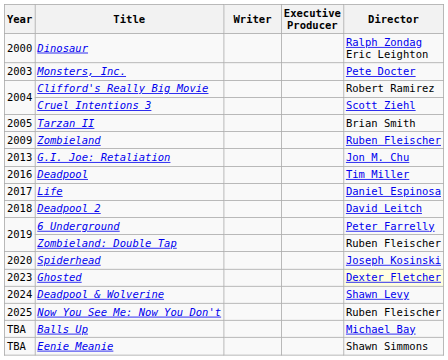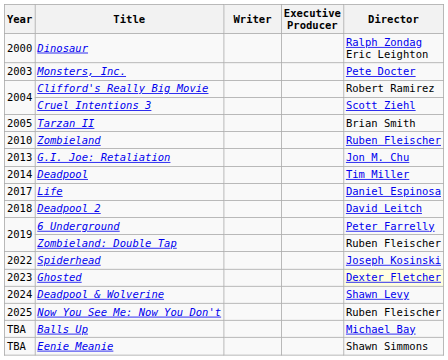(20, 140) 2009 -> (20, 140) 2010
(20, 175) 2016 -> (20, 175) 2014
(20, 260) 2020 -> (20, 260) 2022
